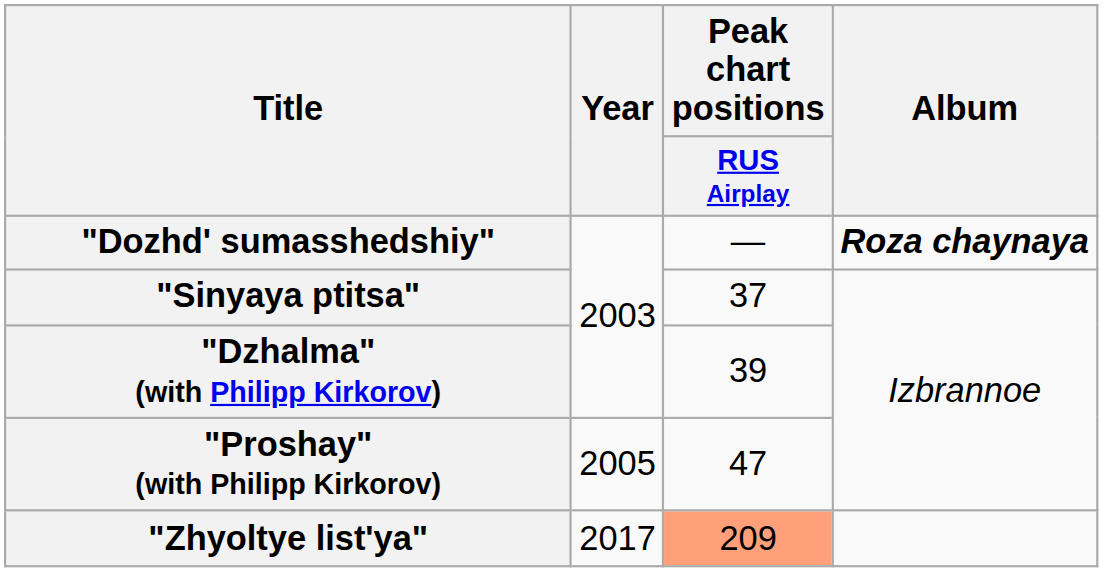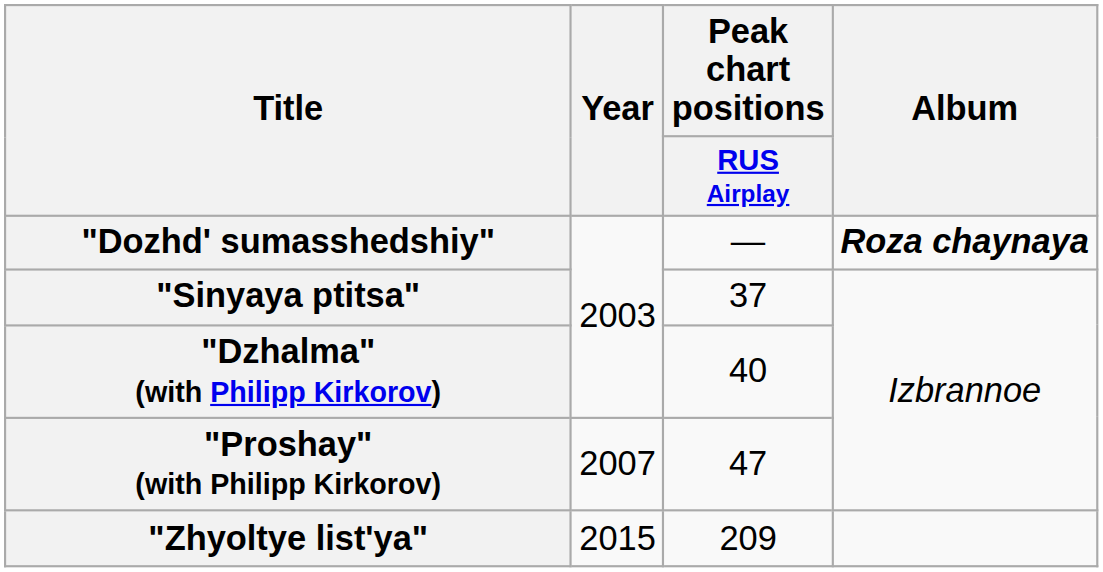(748, 370) 39 -> (748, 370) 40
(618, 463) 2005 -> (618, 463) 2007
(618, 537) 2017 -> (618, 537) 2015
(748, 537) lightsalmon background -> (748, 537) no background
